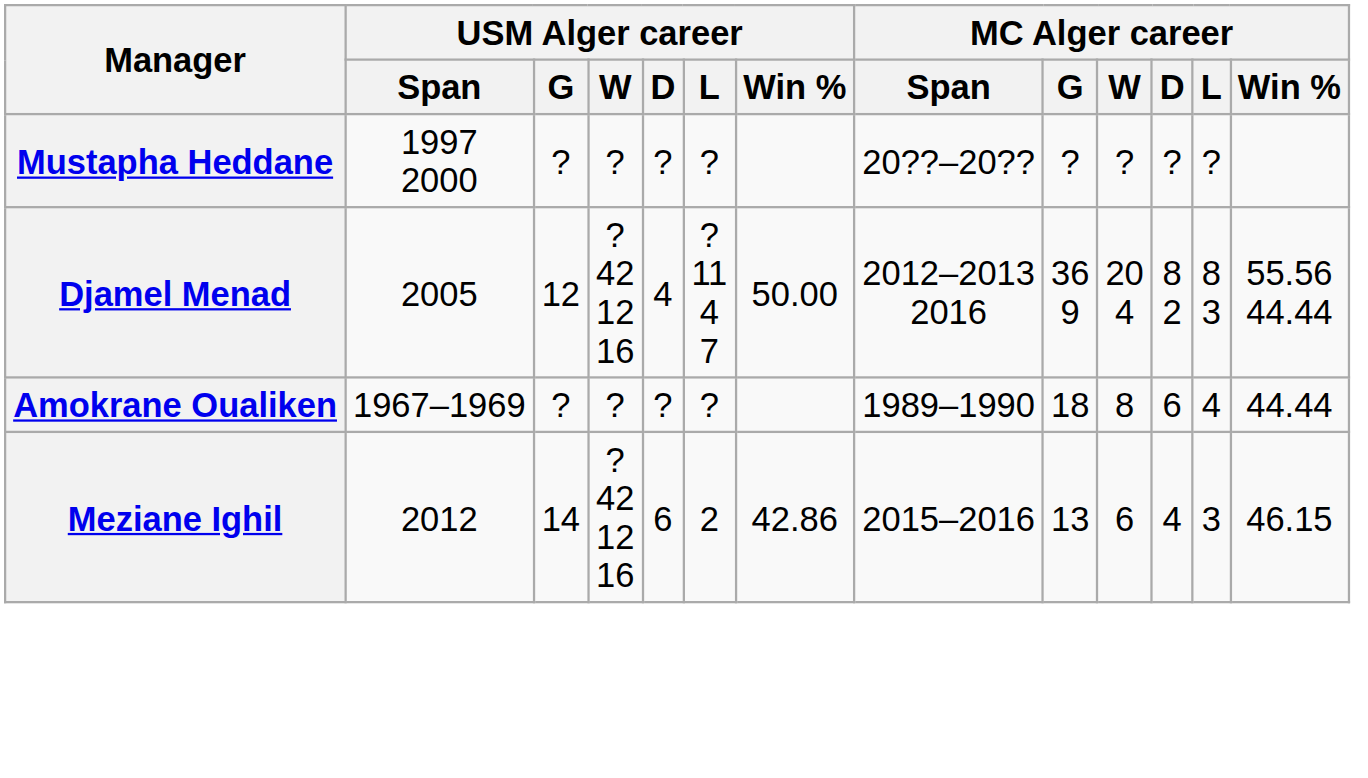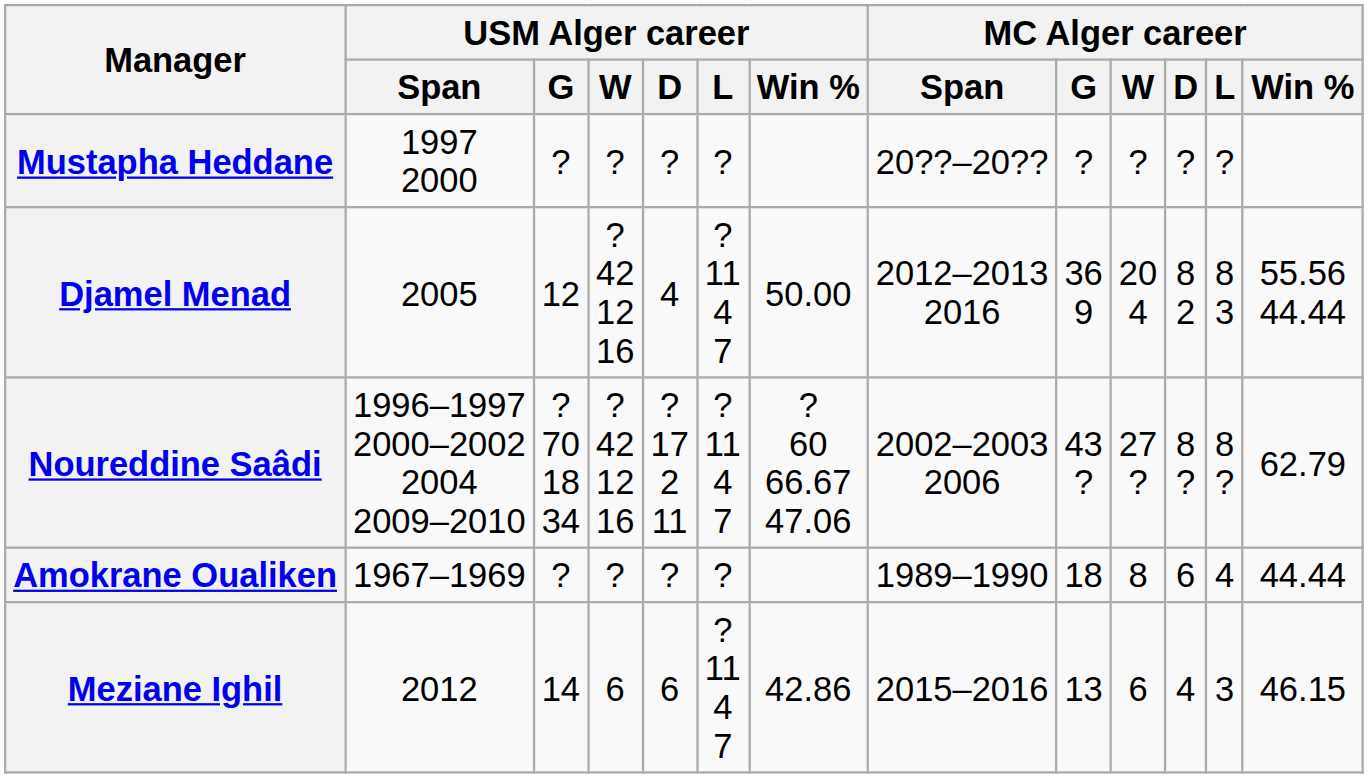+ row: (175, 463)
(615, 518) ? 42 12 16 -> (615, 688) 6
(709, 518) 2 -> (723, 688) ? 11 4 7
